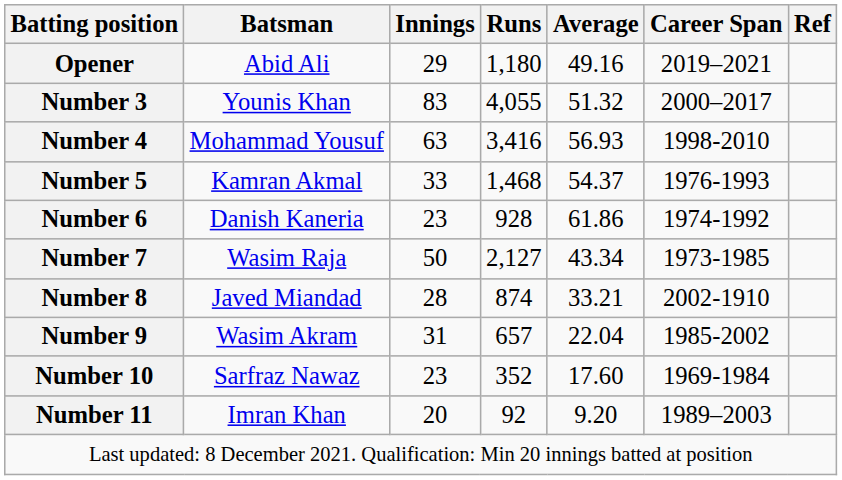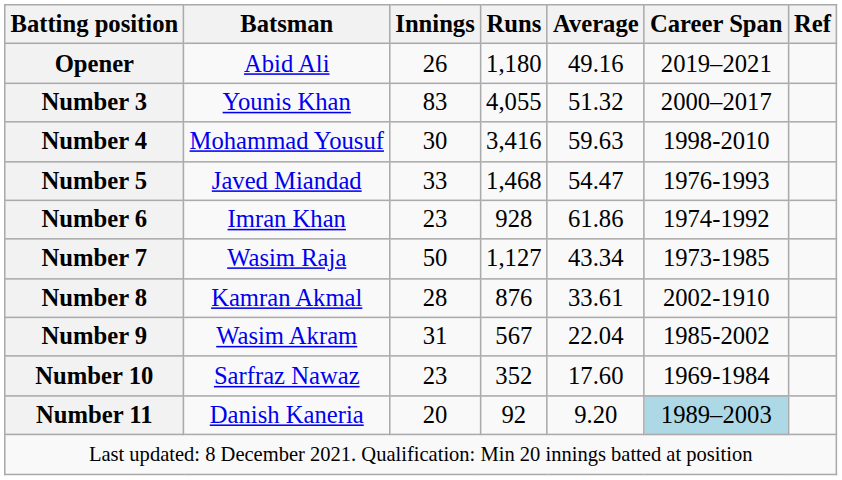(435, 63) 29 -> (435, 63) 26
(435, 141) 63 -> (435, 141) 30
(596, 141) 56.93 -> (596, 141) 59.63
(287, 180) Kamran Akmal -> (287, 180) Javed Miandad
(596, 180) 54.37 -> (596, 180) 54.47
(287, 219) Danish Kaneria -> (287, 219) Imran Khan
(514, 258) 2,127 -> (514, 258) 1,127
(287, 297) Javed Miandad -> (287, 297) Kamran Akmal
(514, 297) 874 -> (514, 297) 876
(596, 297) 33.21 -> (596, 297) 33.61
(514, 336) 657 -> (514, 336) 567
(287, 414) Imran Khan -> (287, 414) Danish Kaneria
(716, 414) no background -> (716, 414) lightblue background
